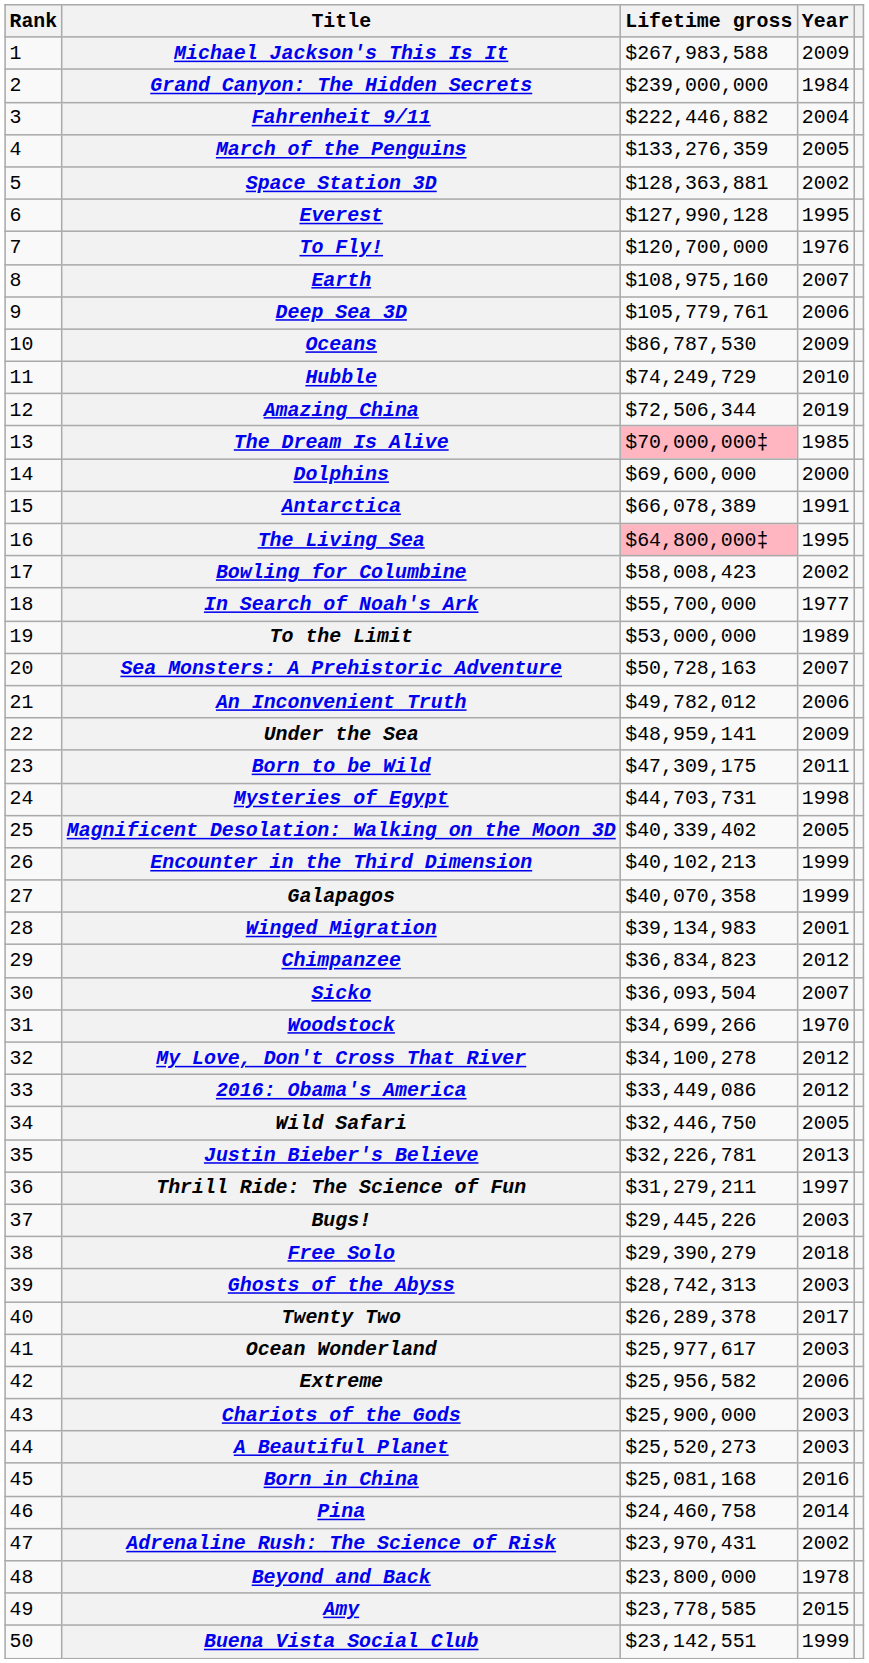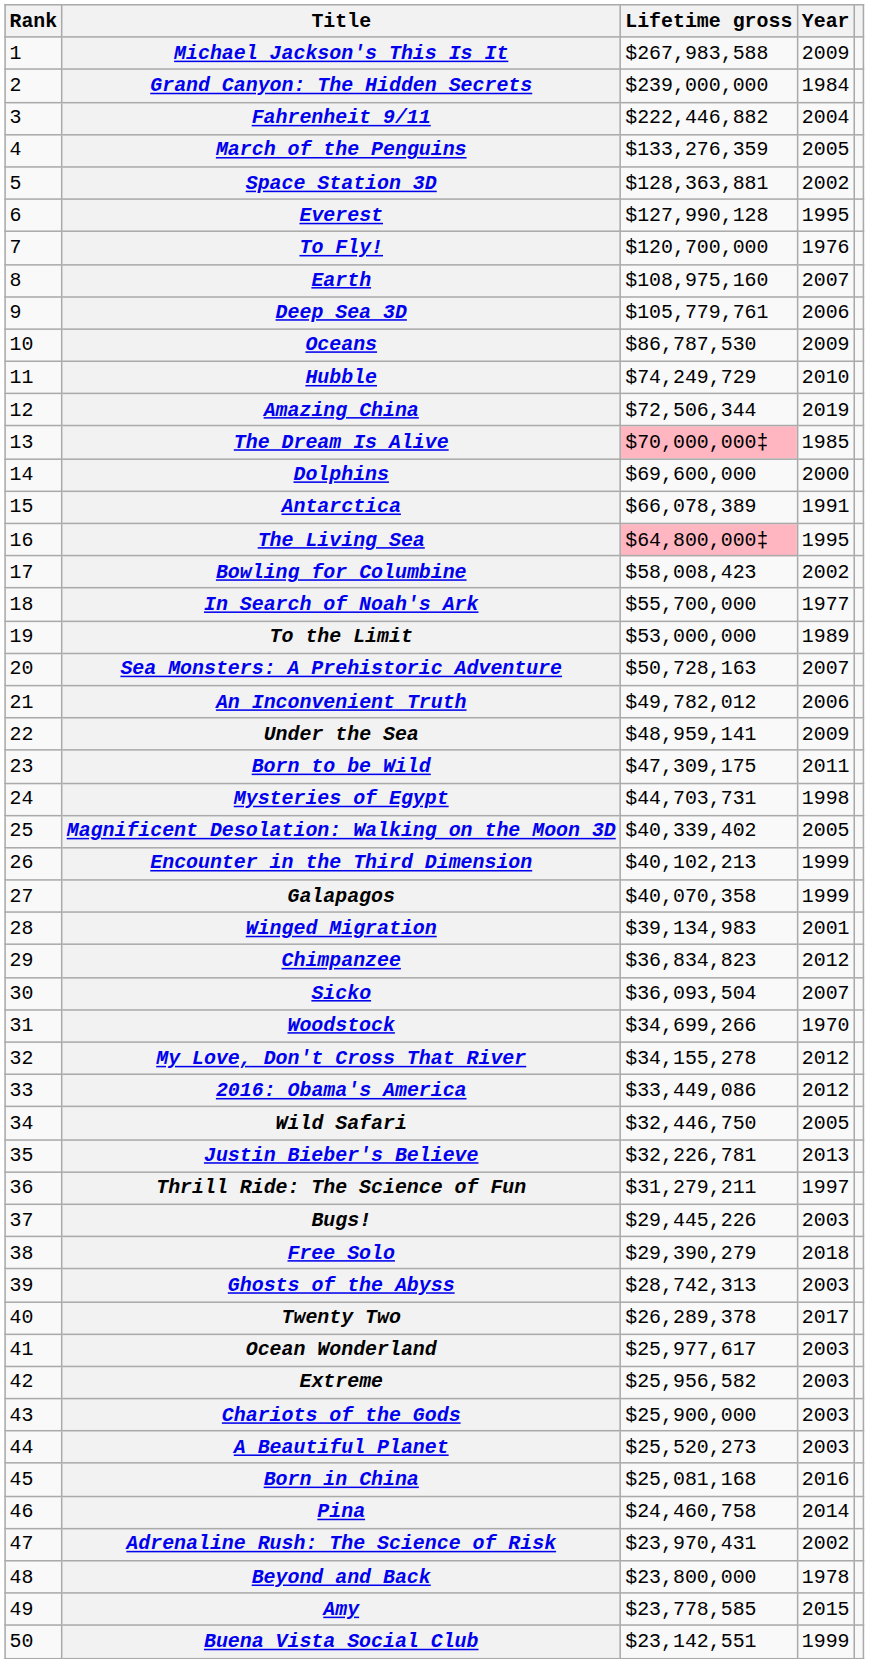(691, 1058) $34,100,278 -> (691, 1058) $34,155,278
(826, 1382) 2006 -> (826, 1382) 2003
